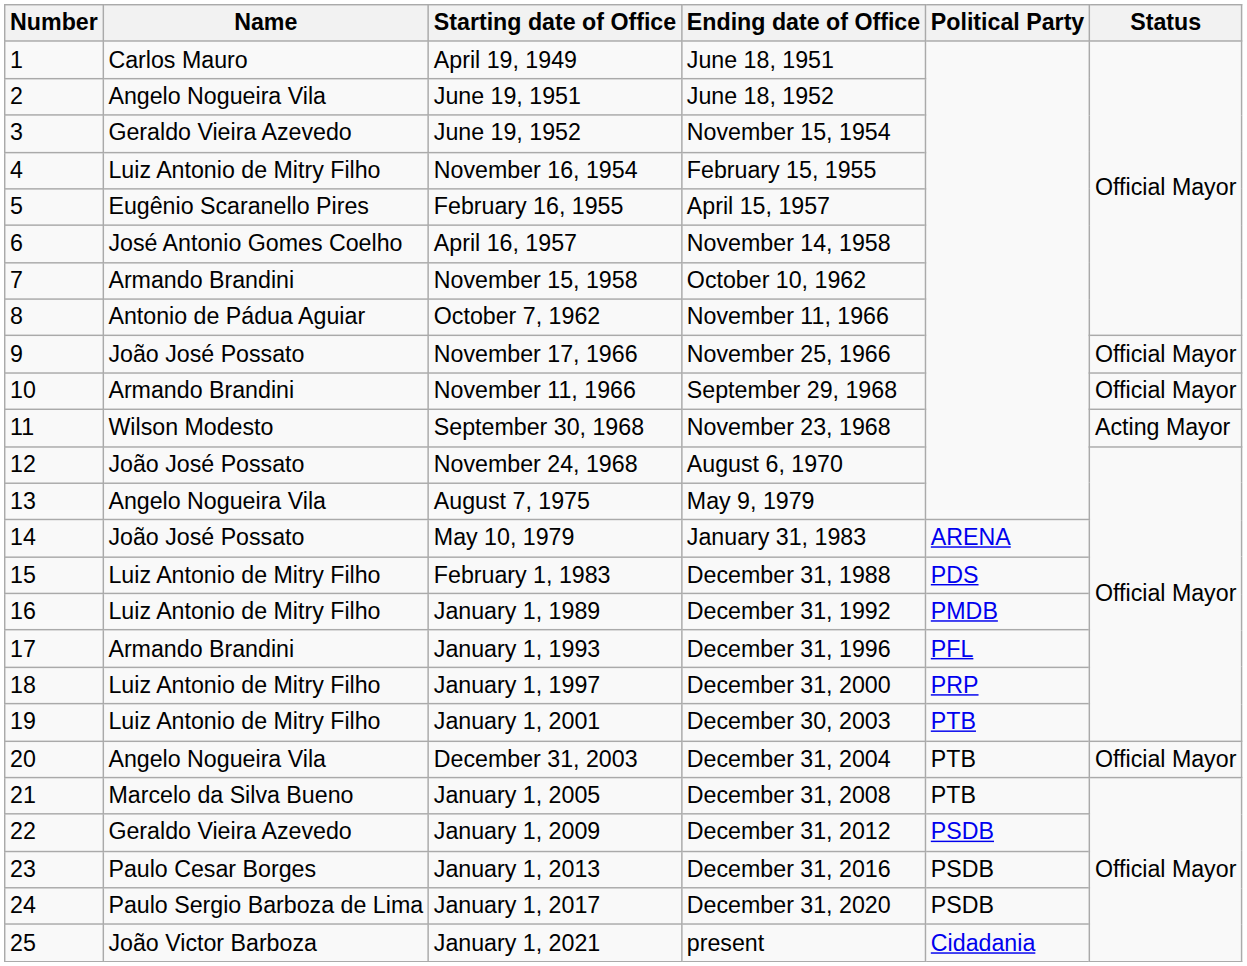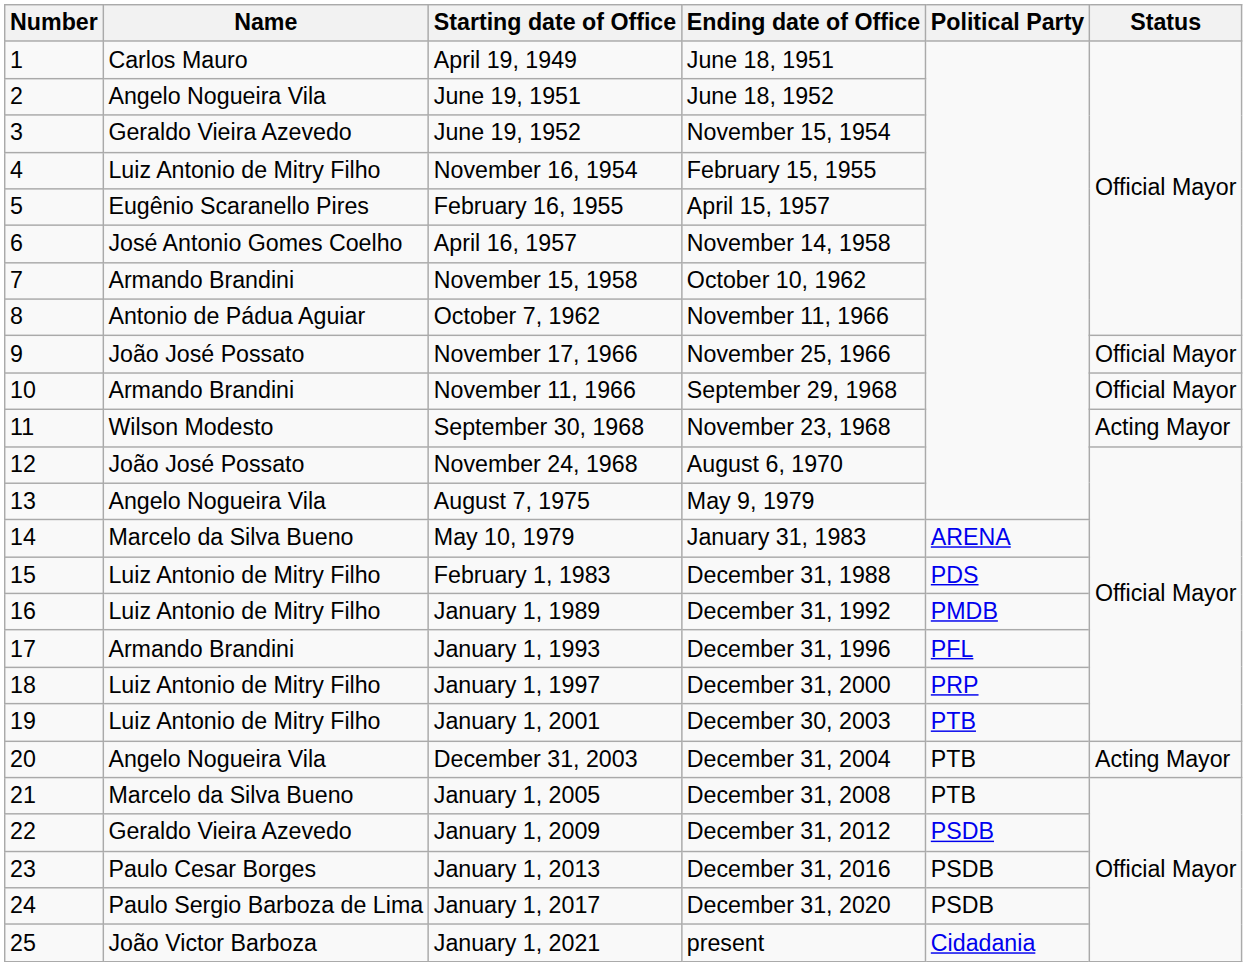(206, 538) João José Possato -> (231, 538) Marcelo da Silva Bueno
(1166, 758) Official Mayor -> (1163, 758) Acting Mayor
